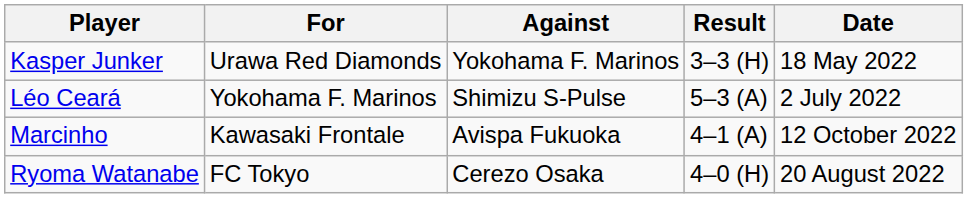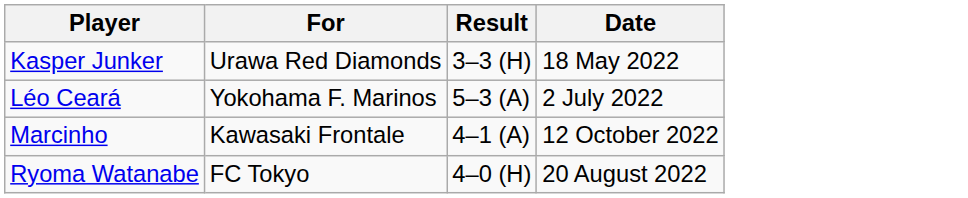- column: (566, 23)
